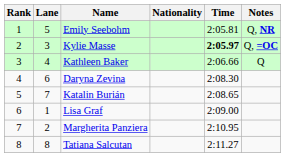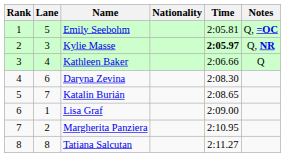(261, 29) Q, NR -> (261, 29) Q, =OC
(261, 45) Q, =OC -> (261, 45) Q, NR
